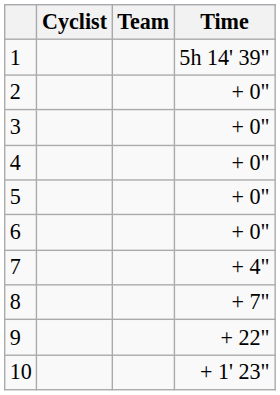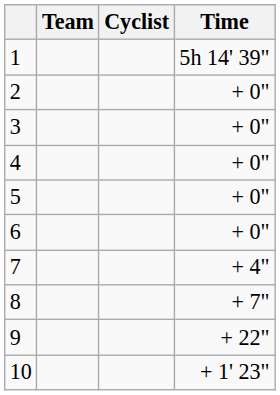columns swapped: (75, 22) <-> (143, 22)
